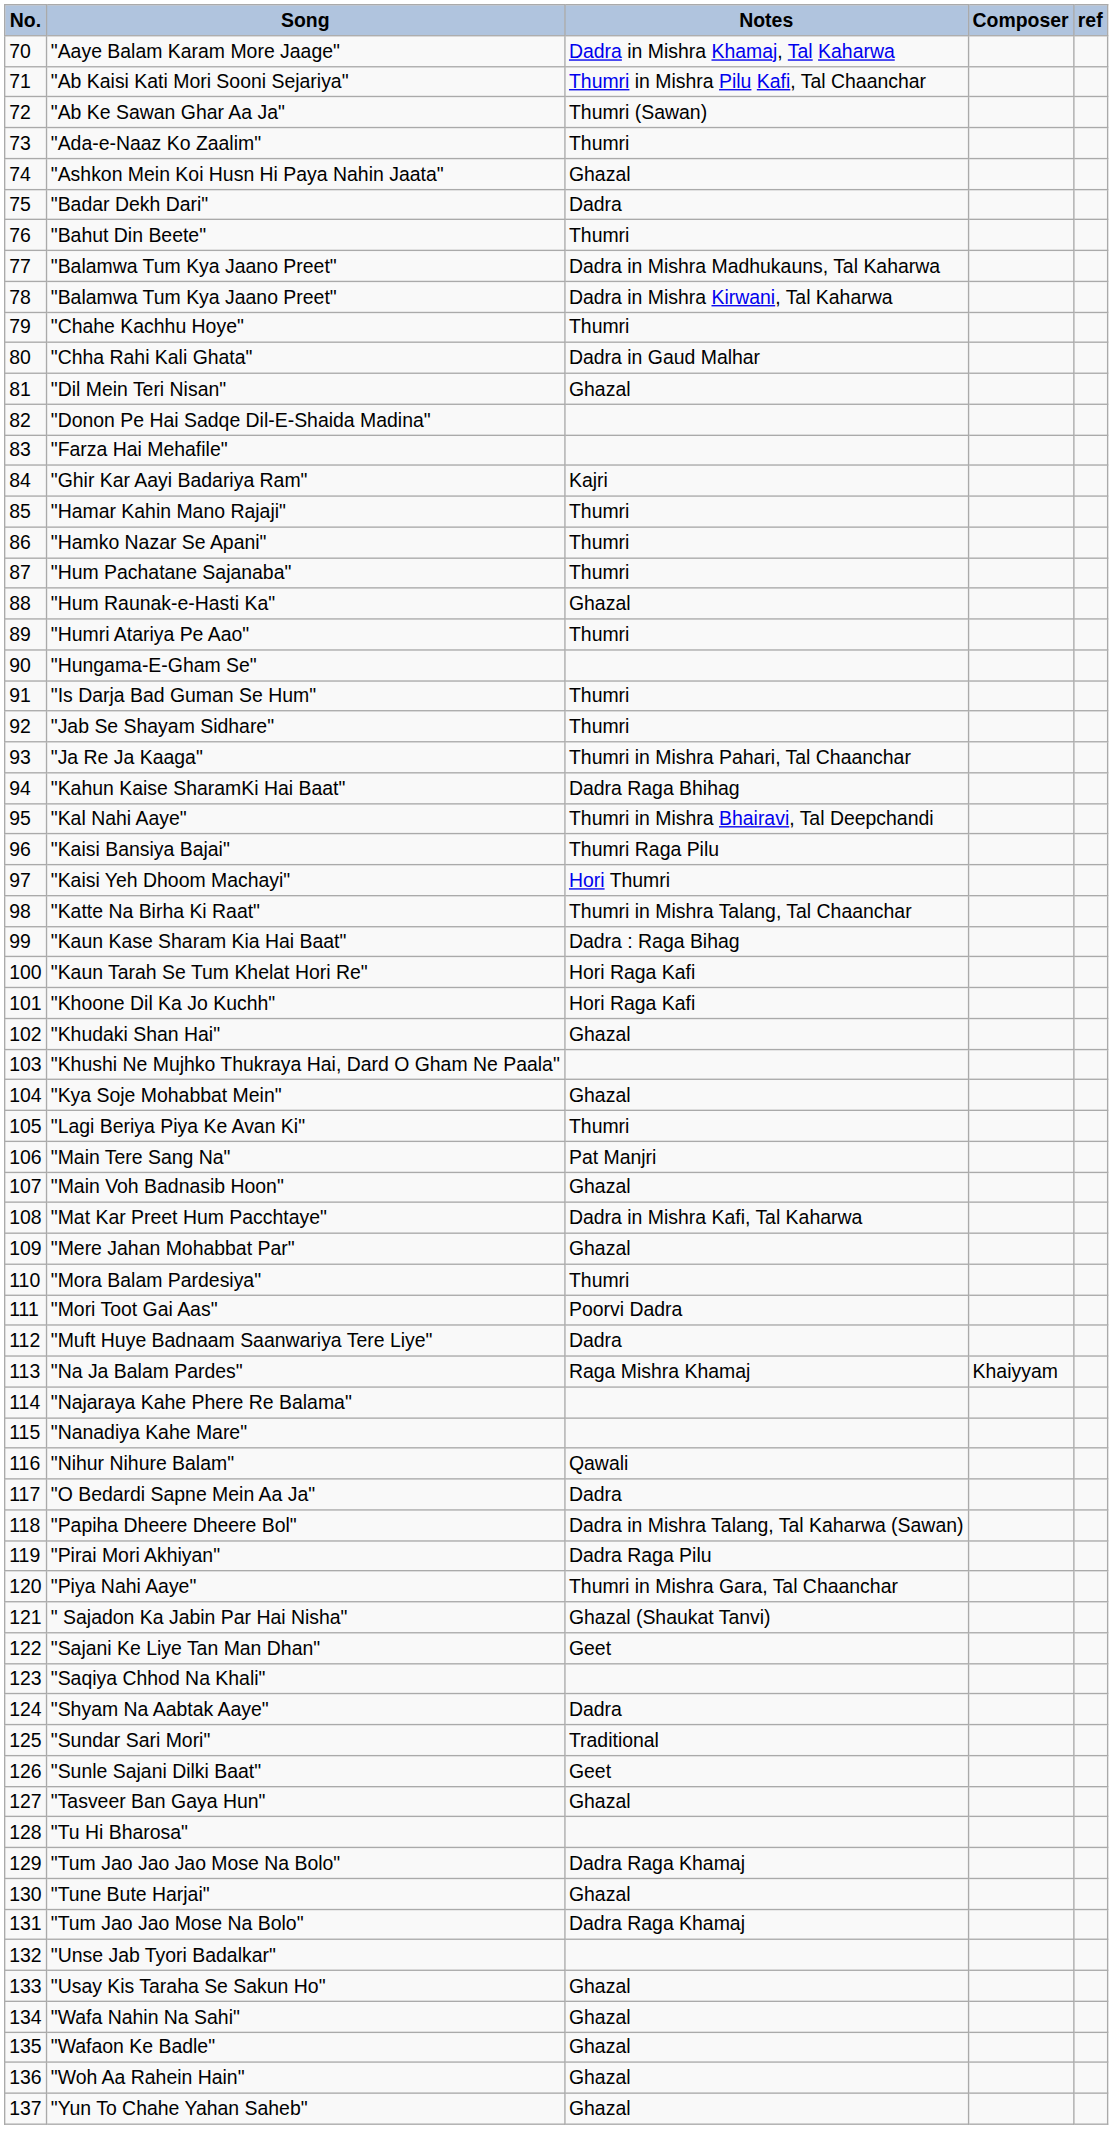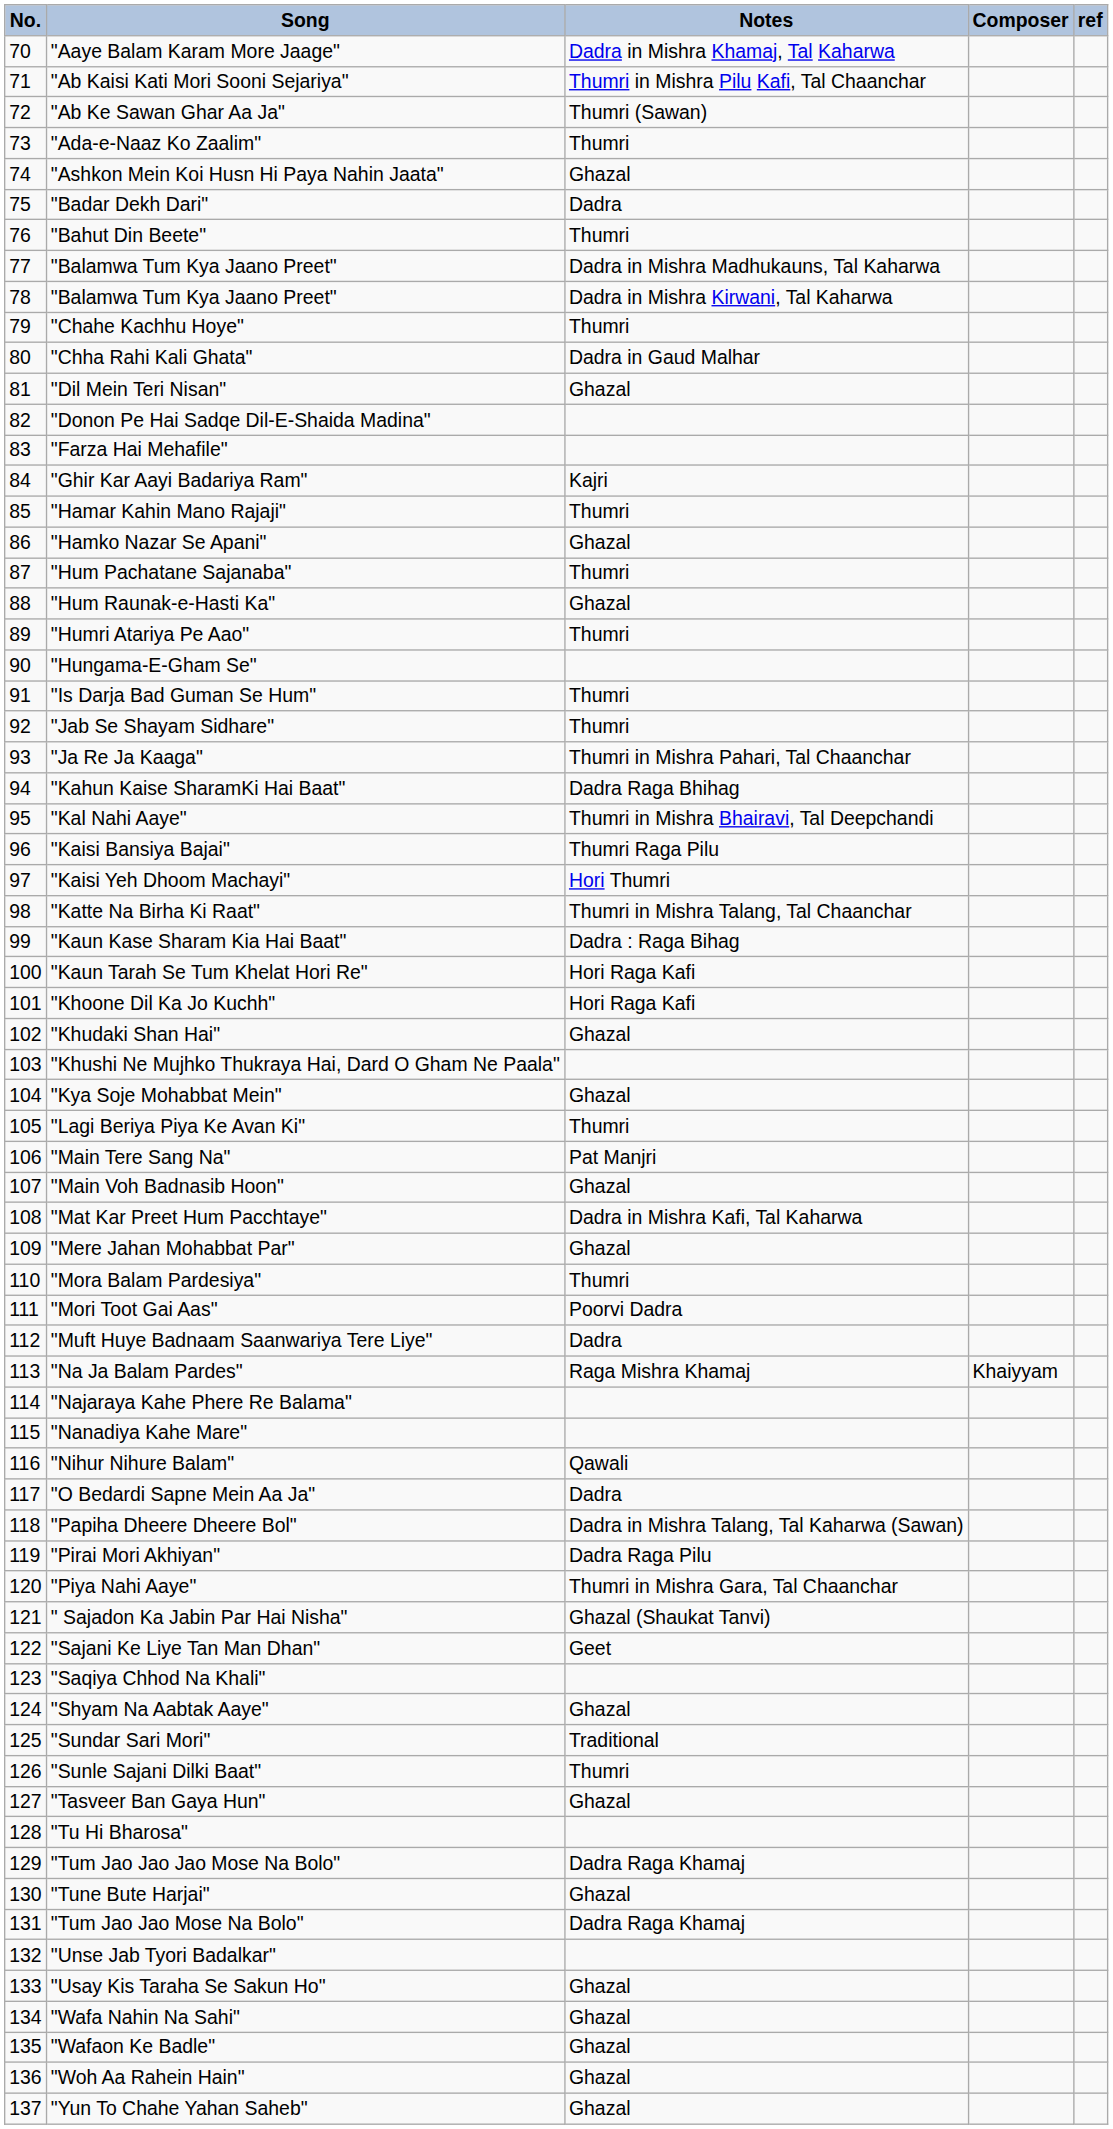(599, 543) Thumri -> (600, 543) Ghazal
(595, 1710) Dadra -> (600, 1710) Ghazal
(590, 1771) Geet -> (599, 1771) Thumri
